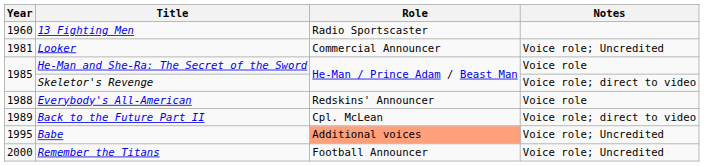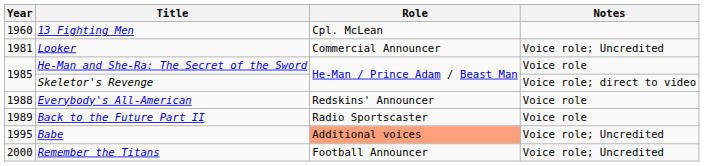(370, 30) Radio Sportscaster -> (348, 30) Cpl. McLean
(348, 117) Cpl. McLean -> (370, 117) Radio Sportscaster
(609, 117) Voice role; direct to video -> (555, 117) Voice role
